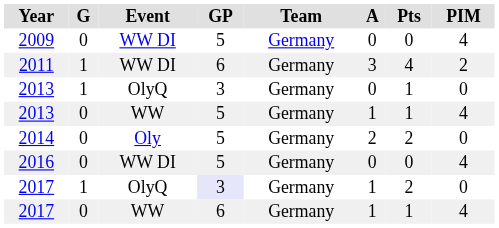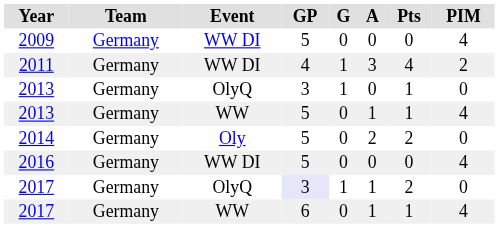columns swapped: (301, 16) <-> (84, 16)
(220, 64) 6 -> (305, 64) 4
